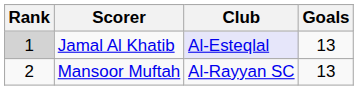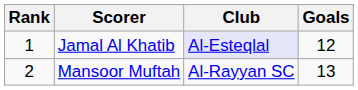(29, 44) lightgrey background -> (29, 44) no background
(326, 44) 13 -> (326, 44) 12
